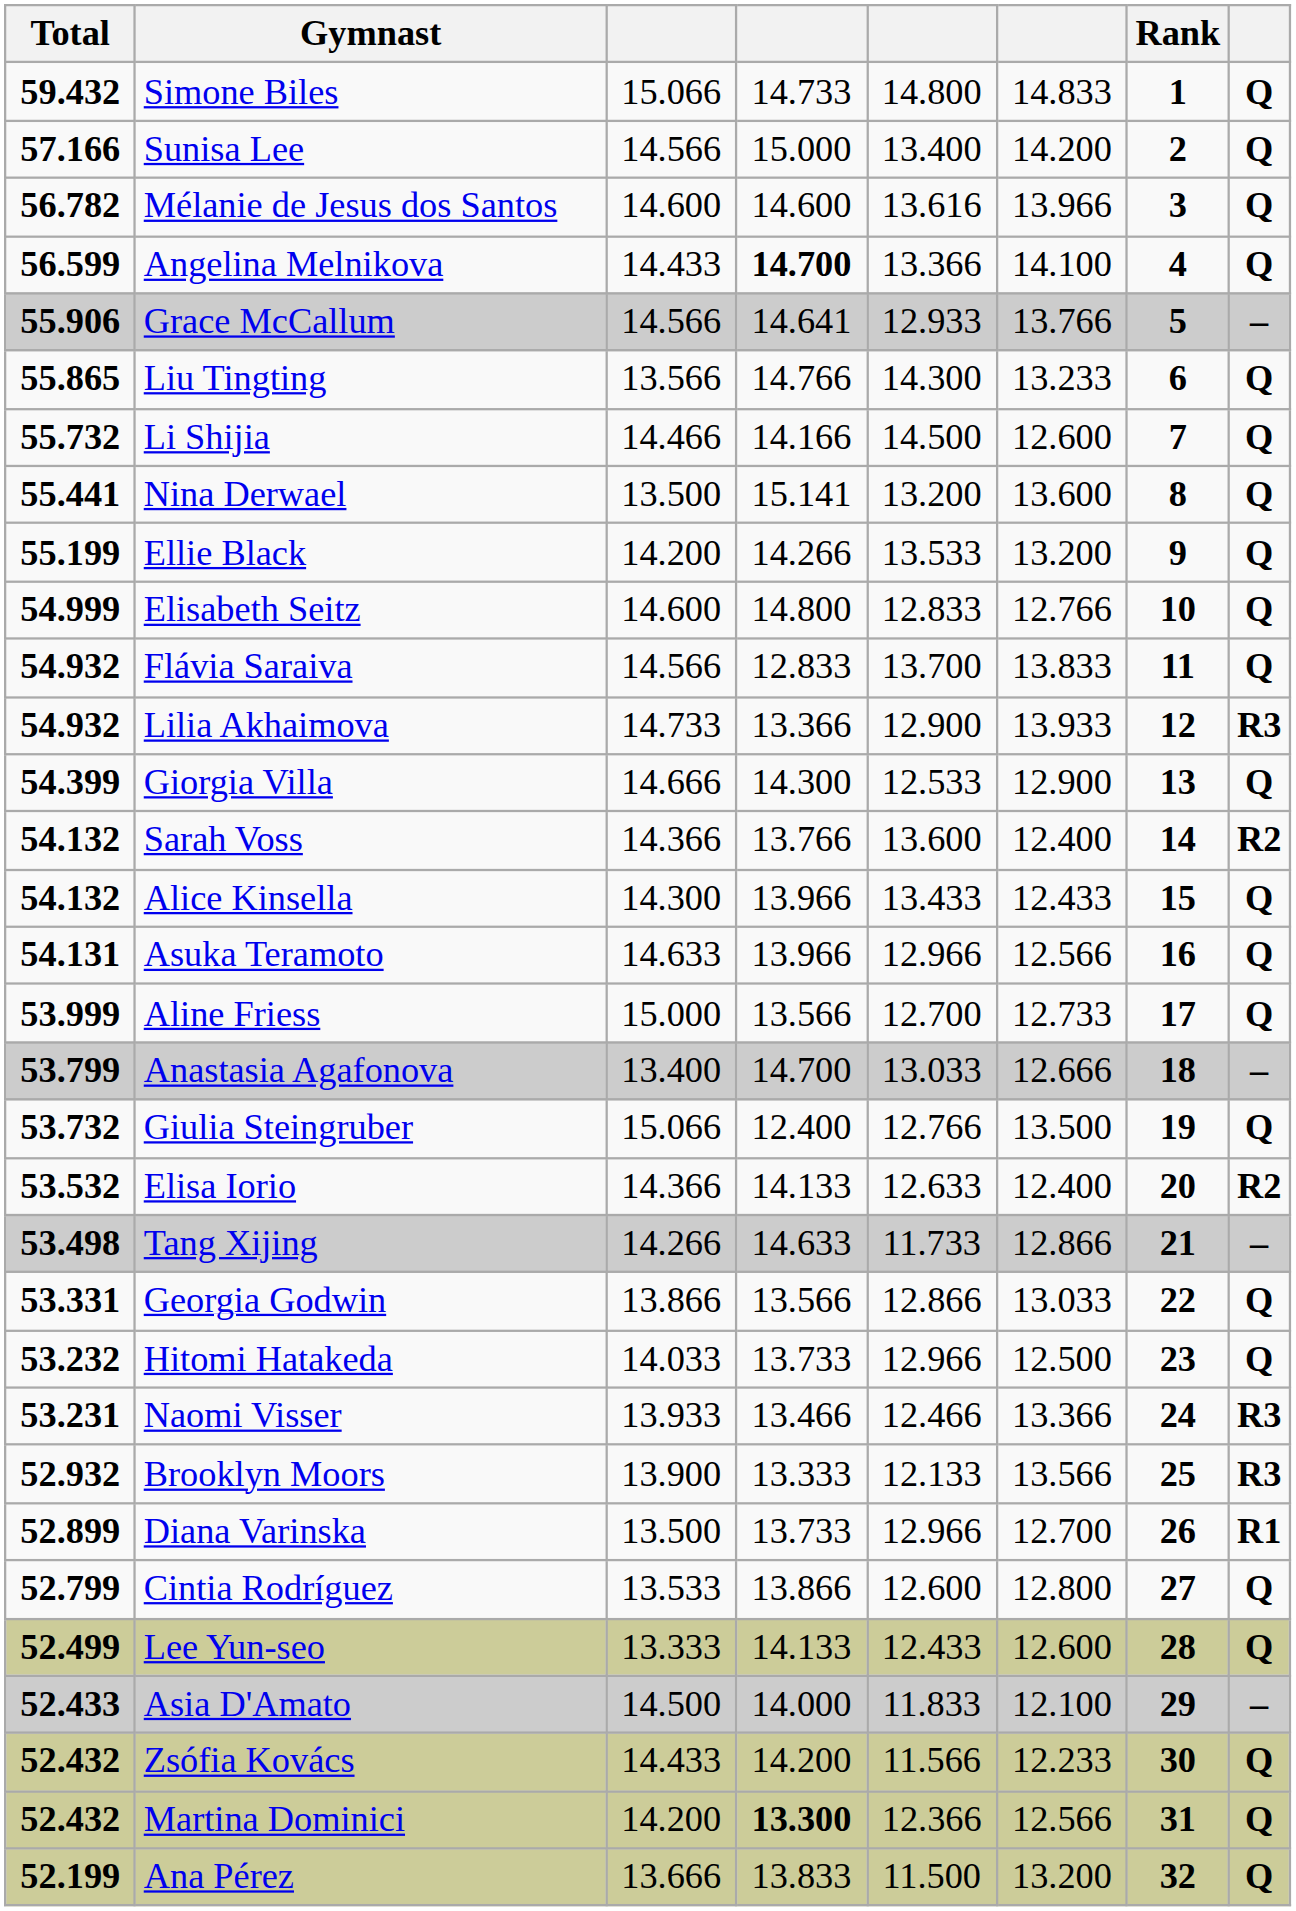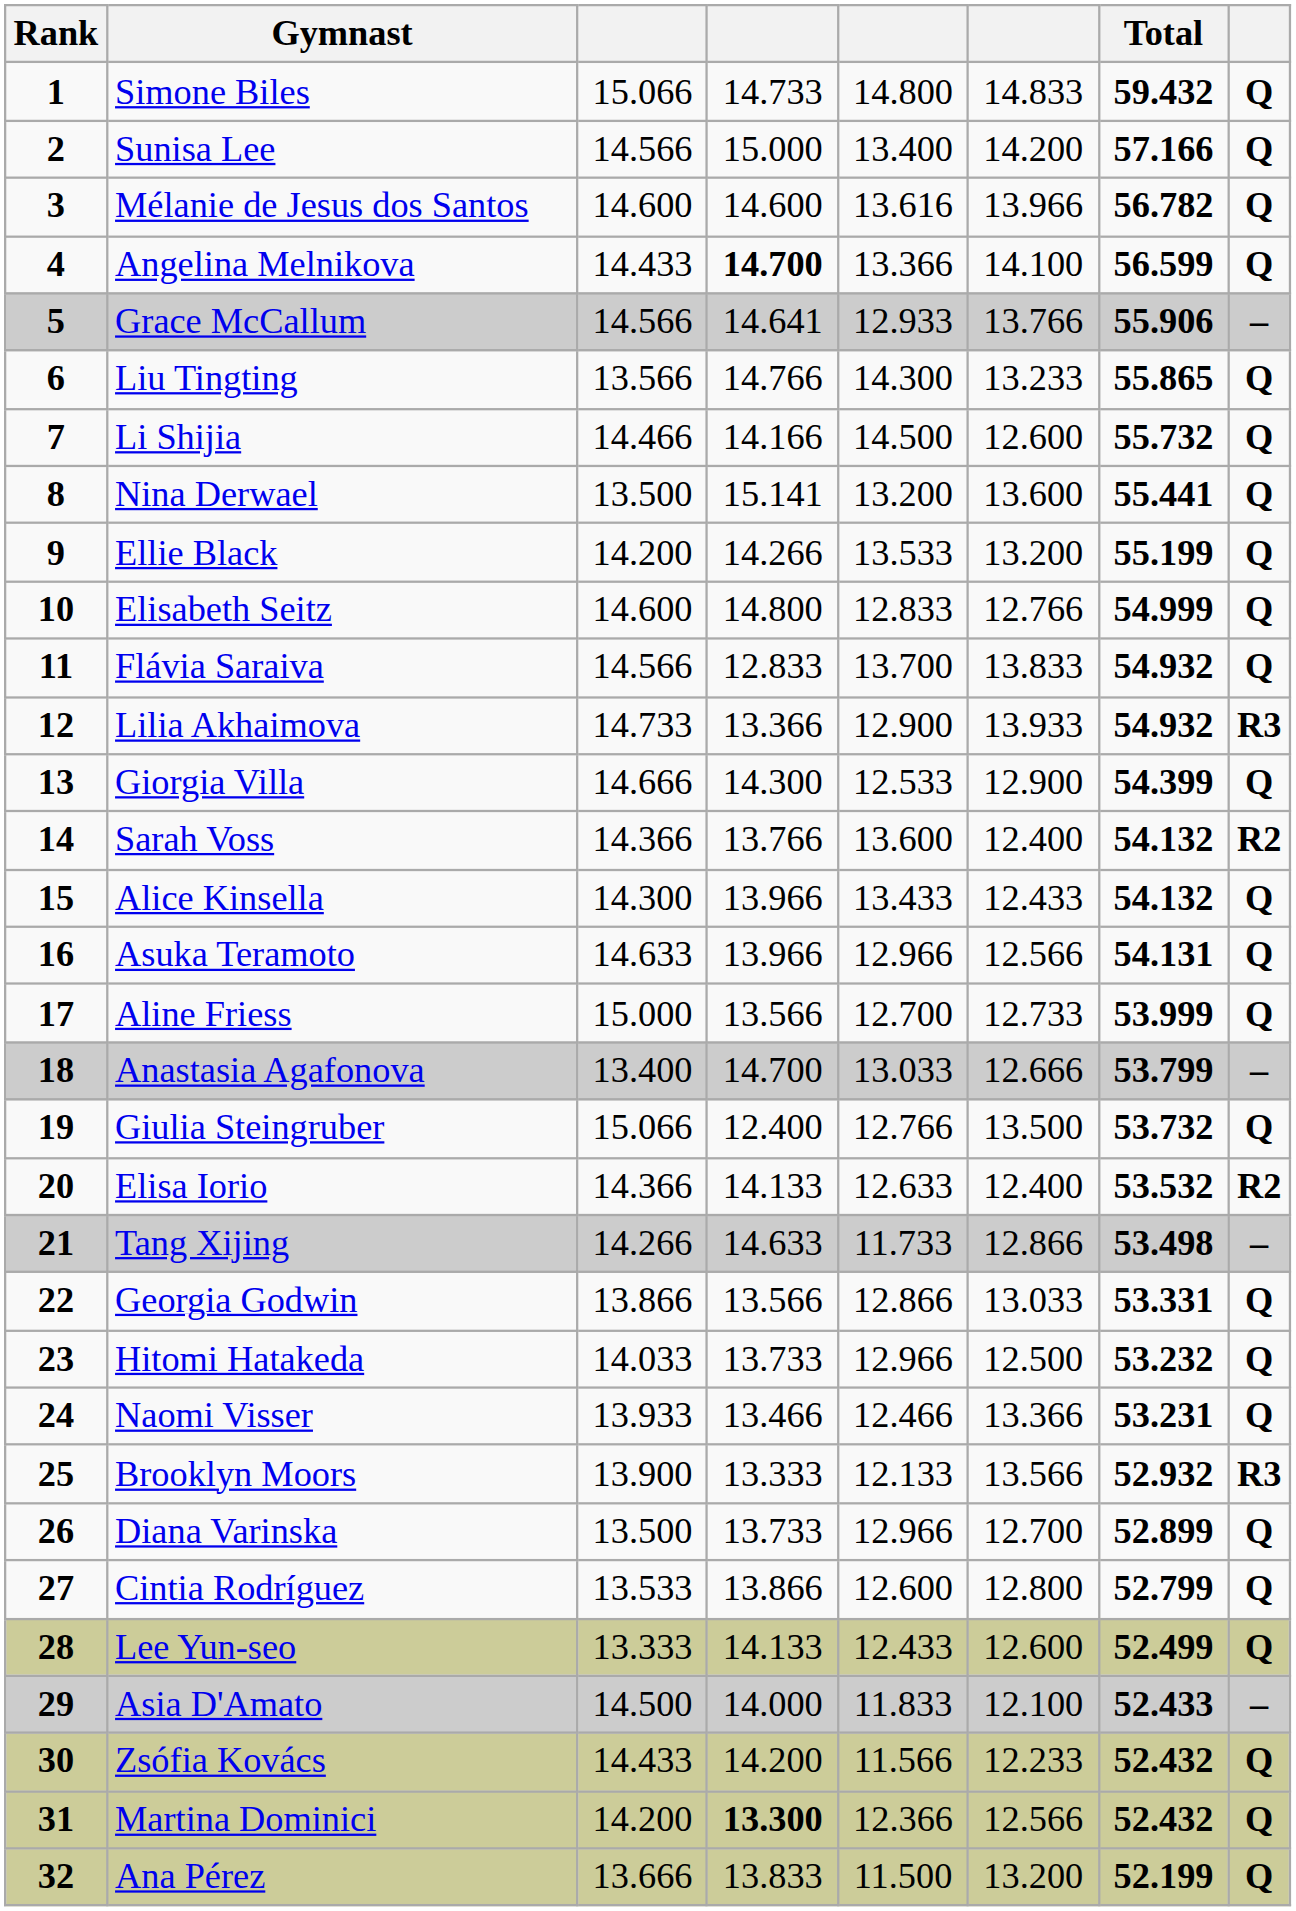columns swapped: (1178, 33) <-> (70, 33)
(1259, 1415) R3 -> (1259, 1415) Q
(1259, 1530) R1 -> (1259, 1530) Q
